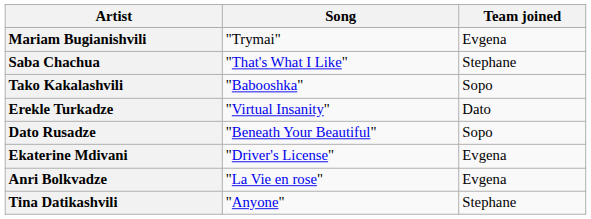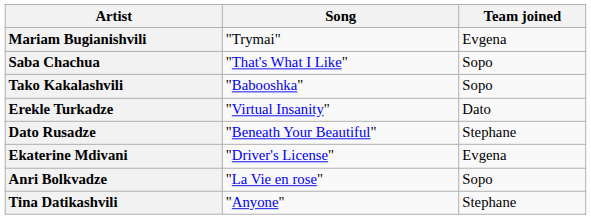(489, 62) Stephane -> (477, 62) Sopo
(477, 132) Sopo -> (489, 132) Stephane
(484, 179) Evgena -> (477, 179) Sopo
